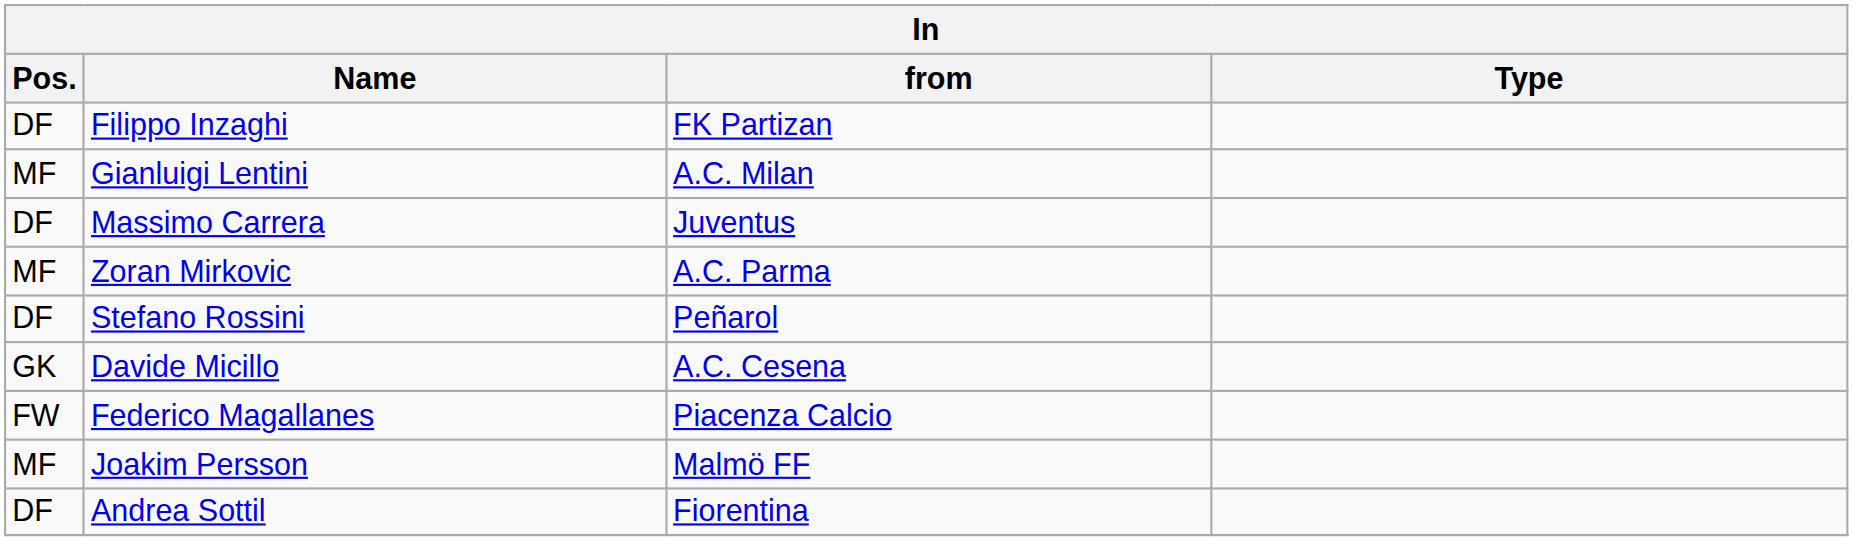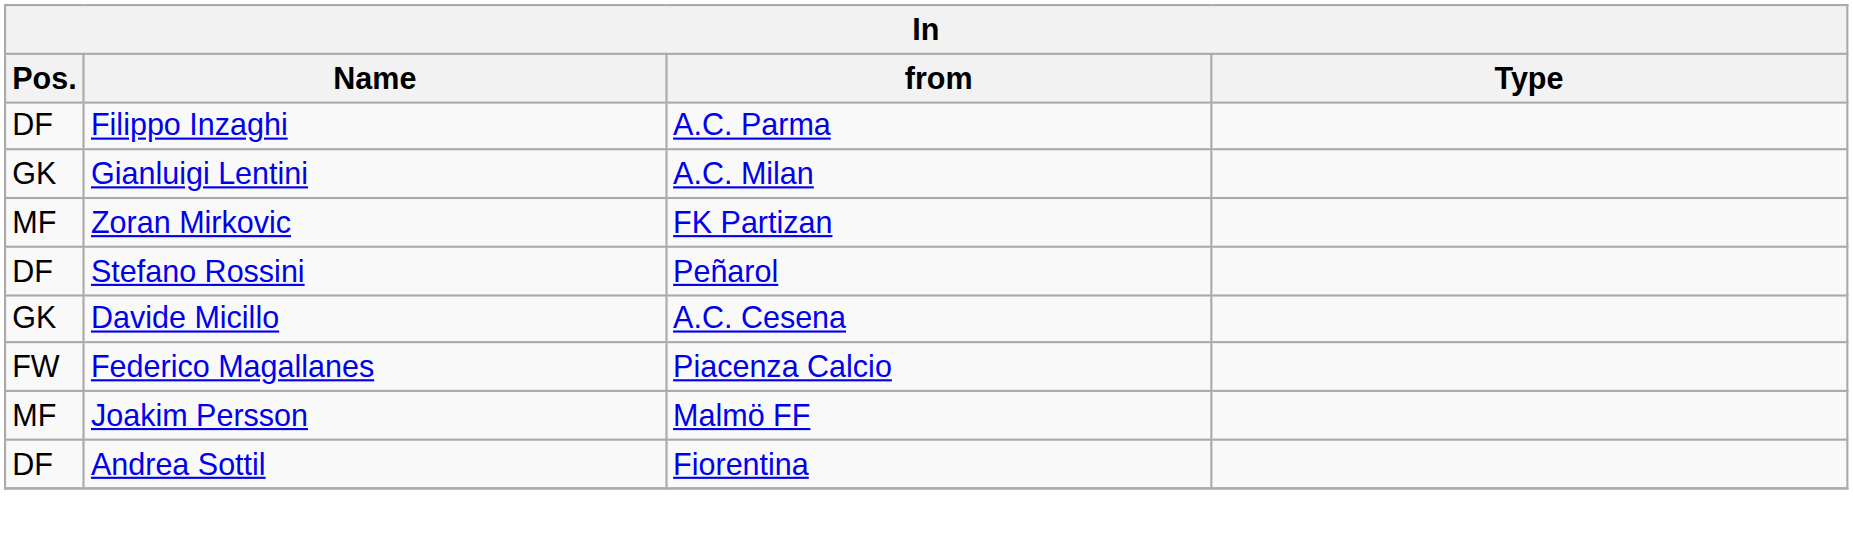(753, 126) FK Partizan -> (752, 126) A.C. Parma
(34, 174) MF -> (34, 174) GK
- row: (208, 222)
(752, 271) A.C. Parma -> (753, 222) FK Partizan
